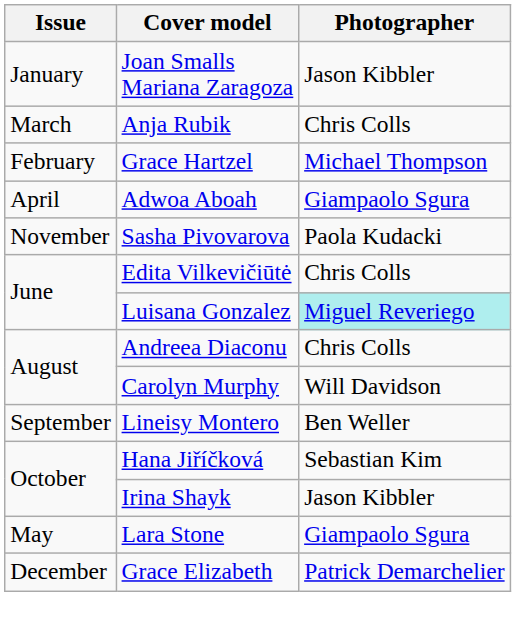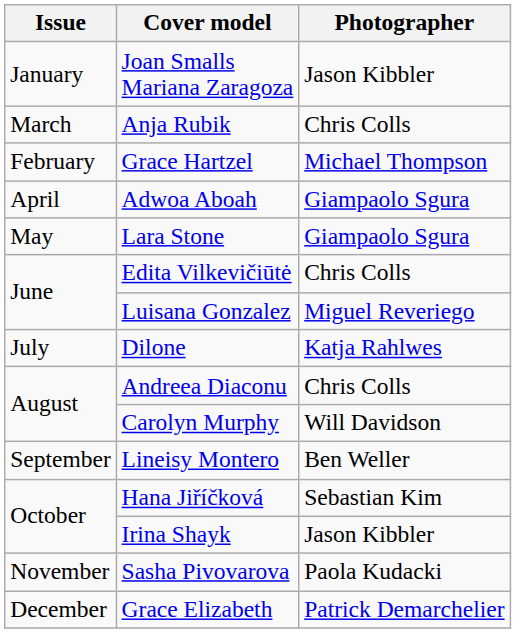rows swapped: (173, 534) <-> (206, 236)
(389, 310) paleturquoise background -> (389, 310) no background
+ row: (154, 348)
